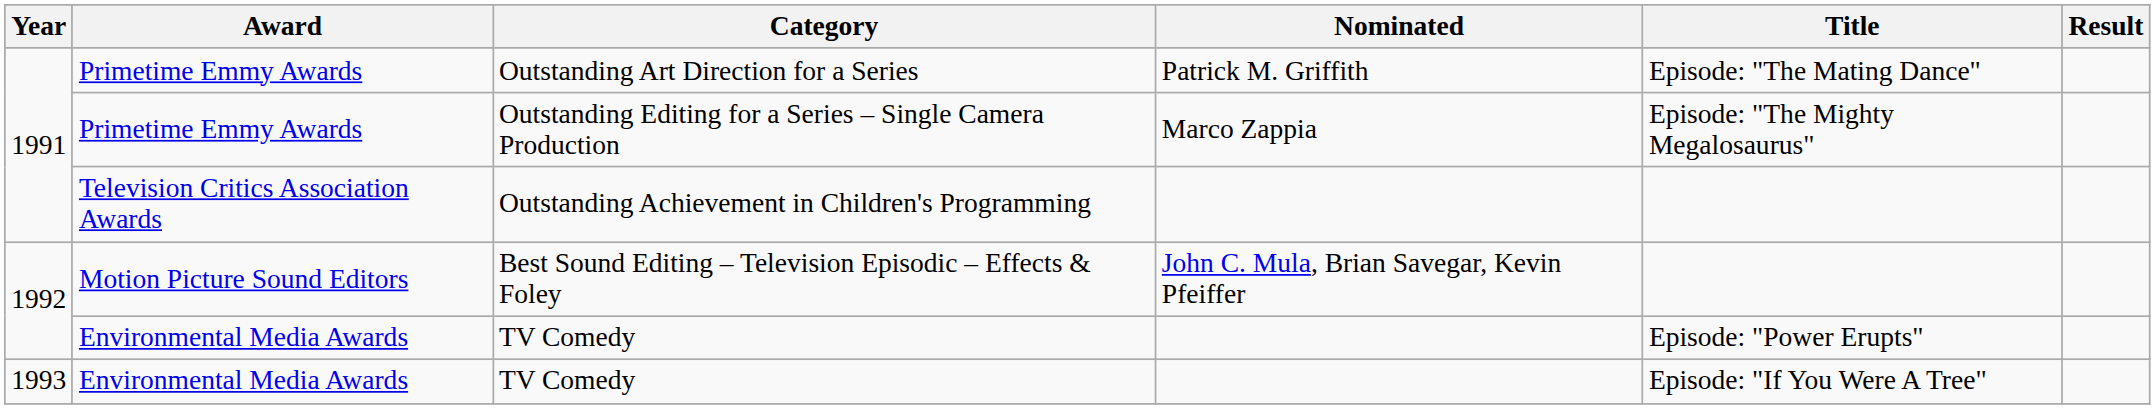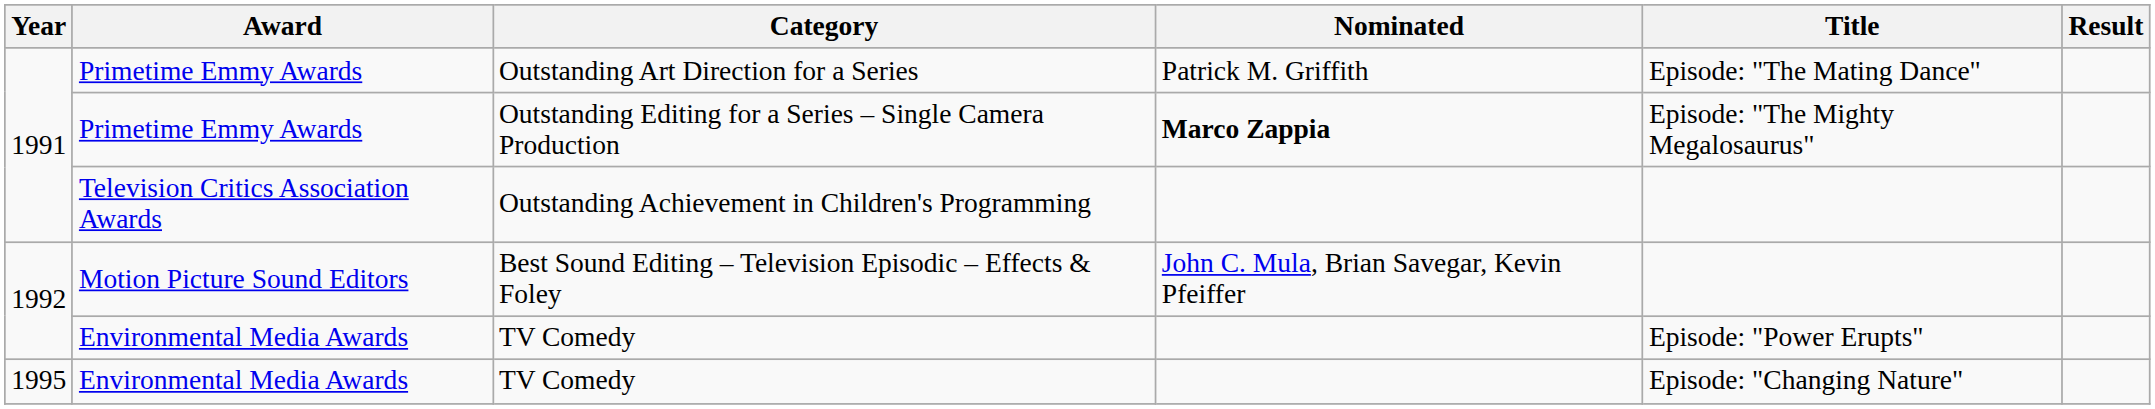(1239, 129) normal -> (1246, 129) bold
- row: (39, 381)
+ row: (39, 381)
